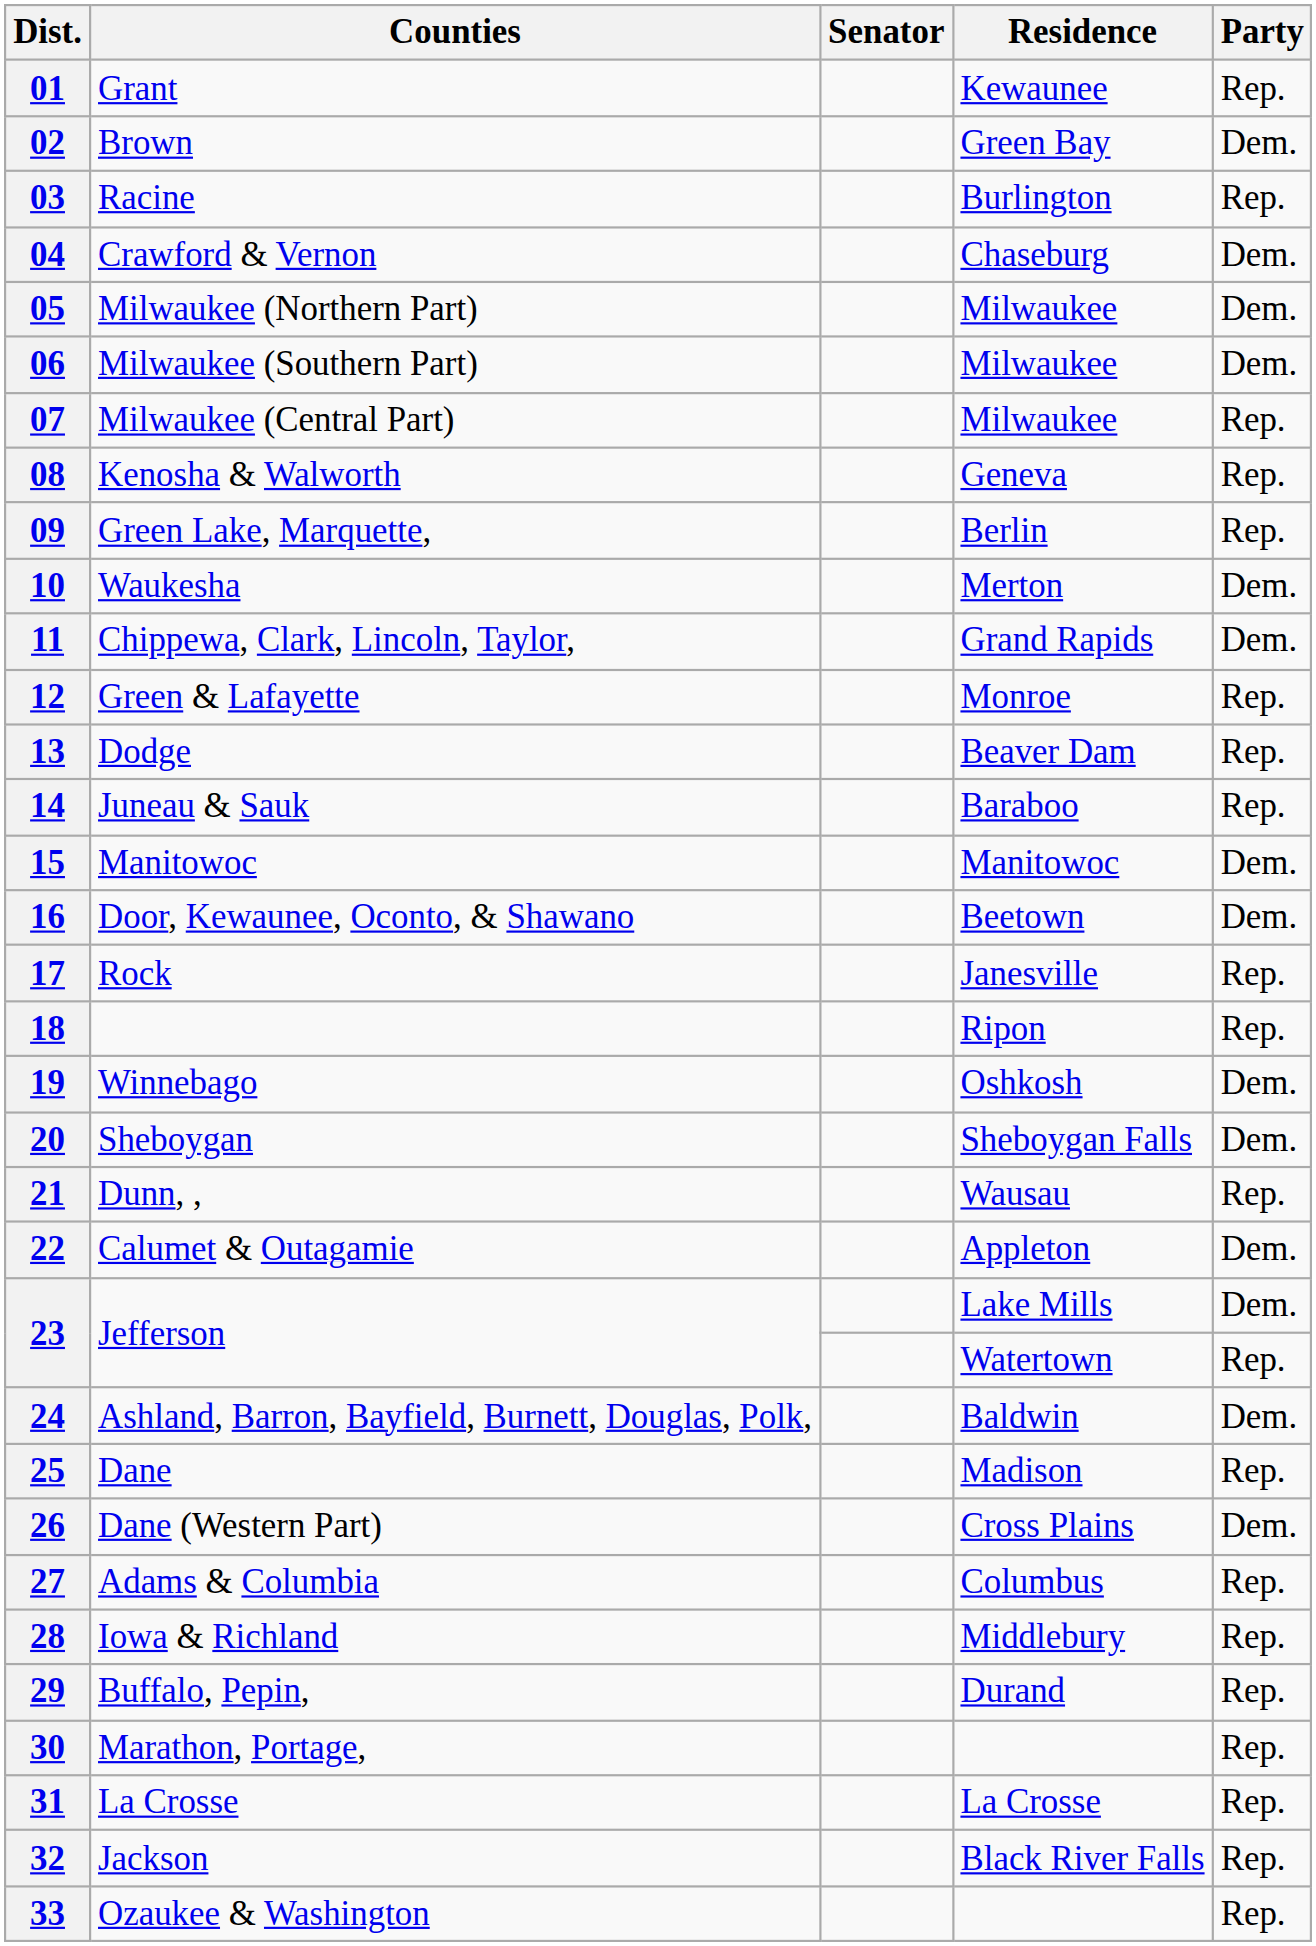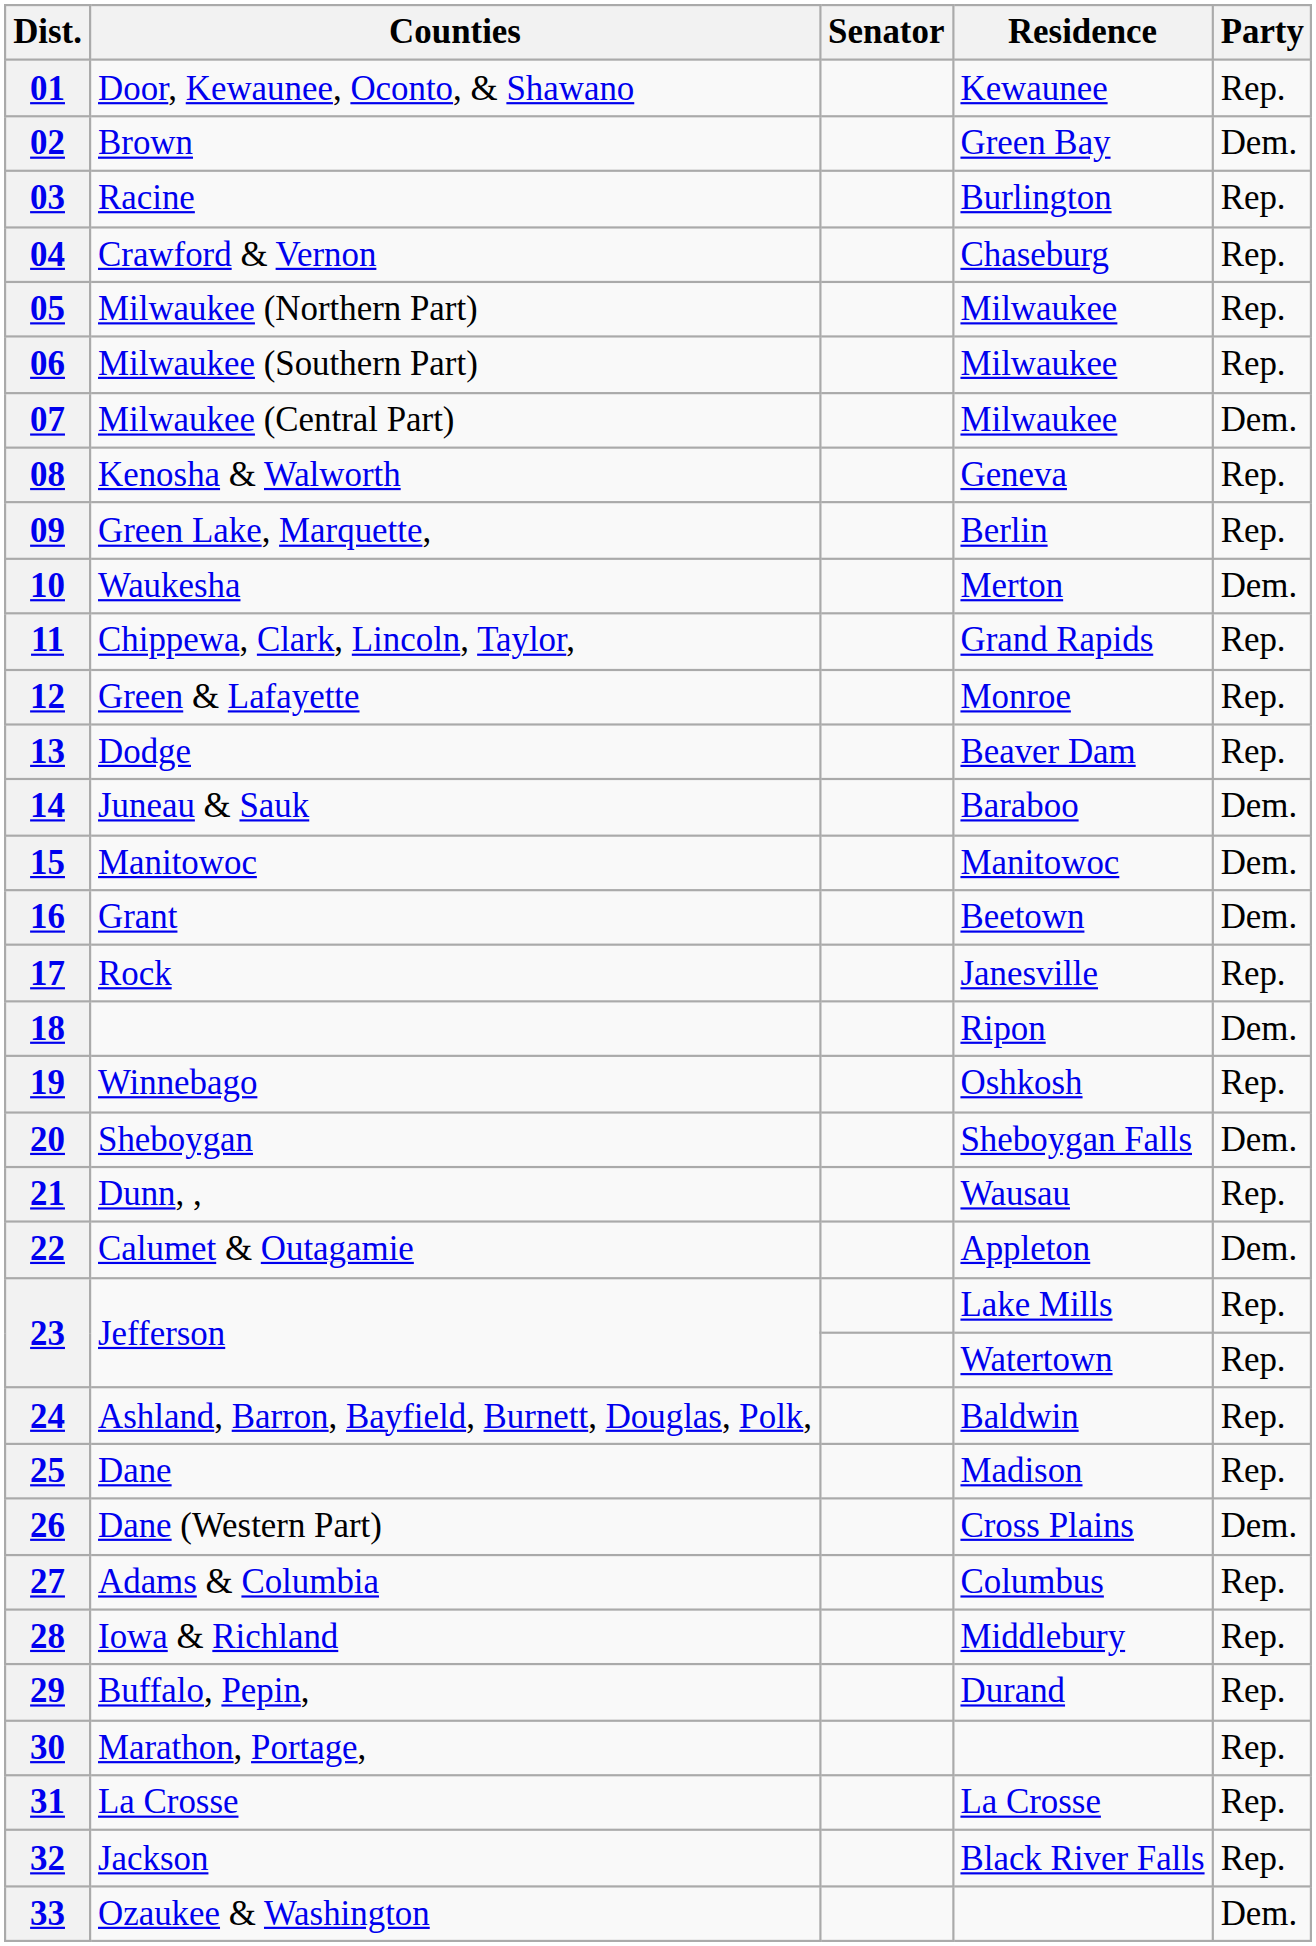(138, 87) Grant -> (366, 87) Door, Kewaunee, Oconto, & Shawano
(1259, 253) Dem. -> (1253, 253) Rep.
(1259, 308) Dem. -> (1253, 308) Rep.
(1259, 364) Dem. -> (1253, 364) Rep.
(1253, 419) Rep. -> (1259, 419) Dem.
(1259, 640) Dem. -> (1253, 640) Rep.
(1253, 806) Rep. -> (1259, 806) Dem.
(366, 917) Door, Kewaunee, Oconto, & Shawano -> (138, 917) Grant
(1253, 1027) Rep. -> (1259, 1027) Dem.
(1259, 1083) Dem. -> (1253, 1083) Rep.
(1259, 1304) Dem. -> (1253, 1304) Rep.
(1259, 1415) Dem. -> (1253, 1415) Rep.
(1253, 1912) Rep. -> (1259, 1912) Dem.
